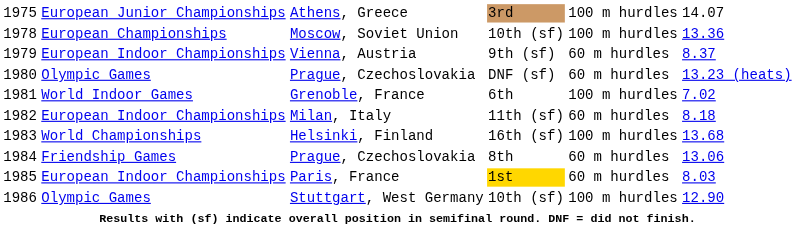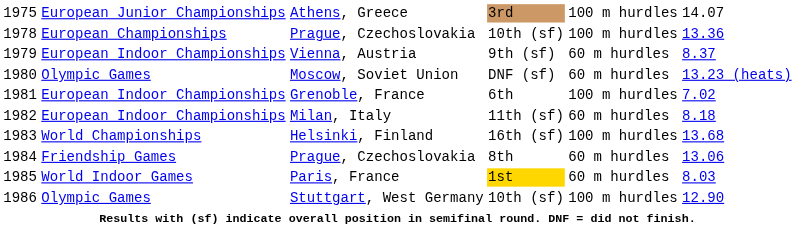(374, 34) Moscow, Soviet Union -> (383, 34) Prague, Czechoslovakia
(383, 75) Prague, Czechoslovakia -> (374, 75) Moscow, Soviet Union
(117, 95) World Indoor Games -> (163, 95) European Indoor Championships
(163, 178) European Indoor Championships -> (117, 178) World Indoor Games
